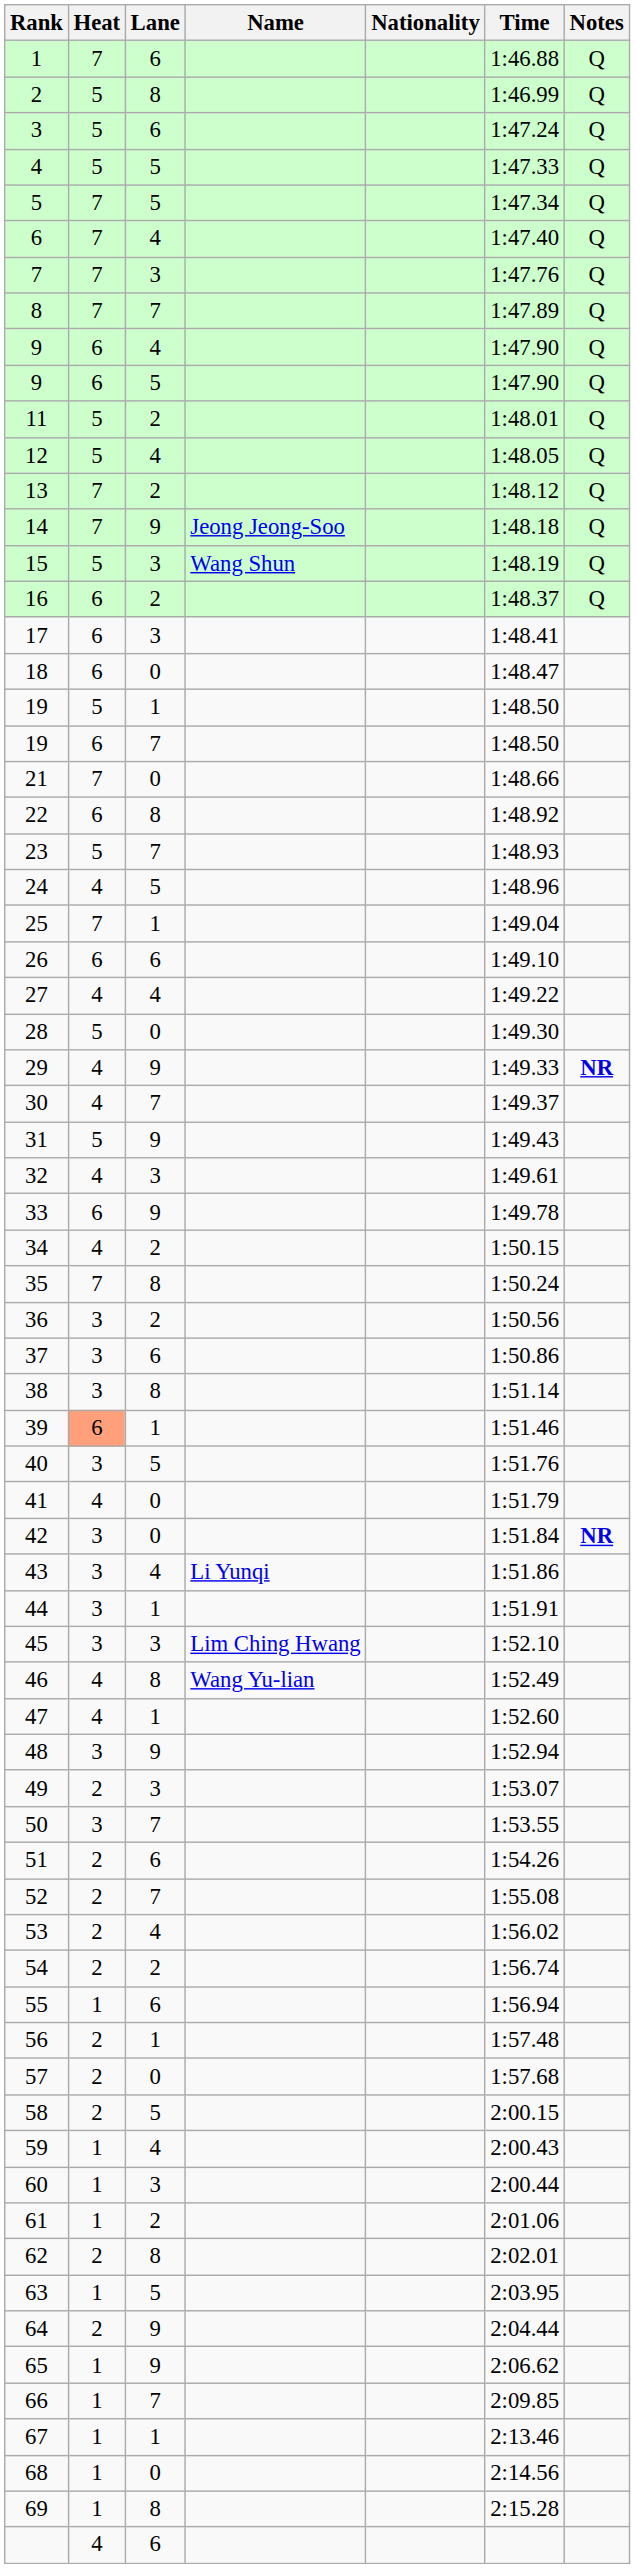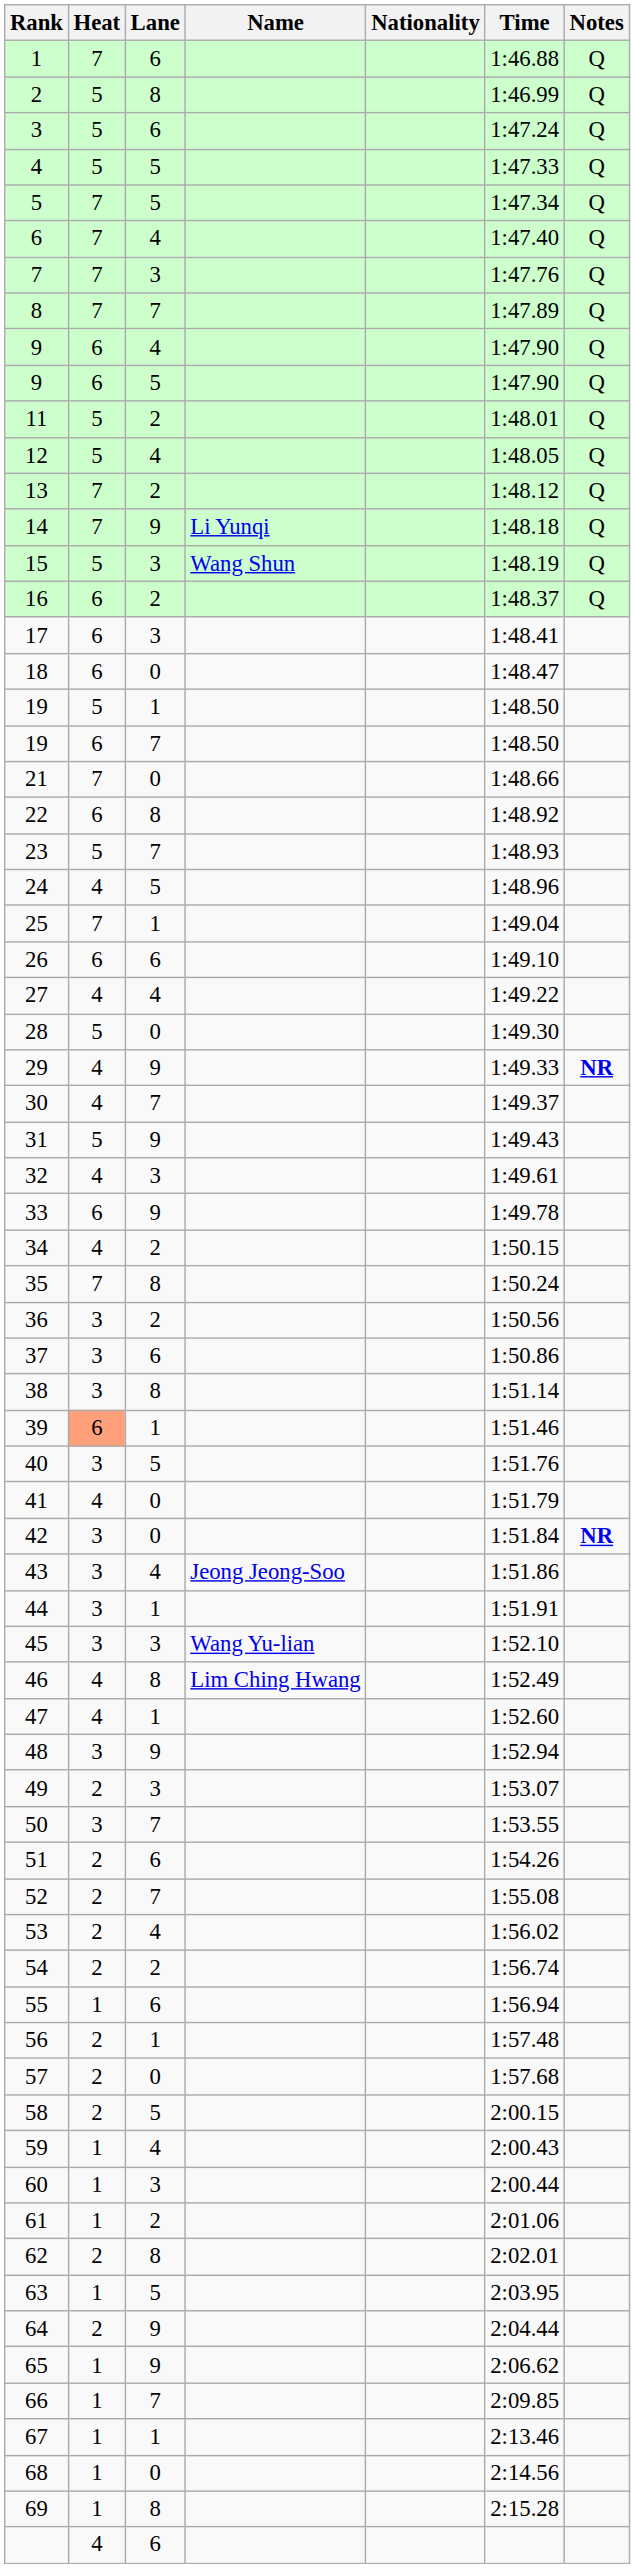(268, 526) Jeong Jeong-Soo -> (230, 526) Li Yunqi
(230, 1571) Li Yunqi -> (268, 1571) Jeong Jeong-Soo
(276, 1643) Lim Ching Hwang -> (252, 1643) Wang Yu-lian
(252, 1680) Wang Yu-lian -> (276, 1680) Lim Ching Hwang
